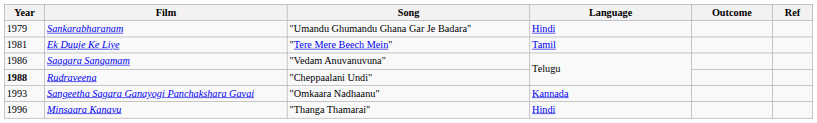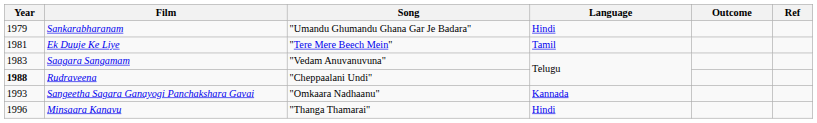(17, 61) 1986 -> (17, 61) 1983
